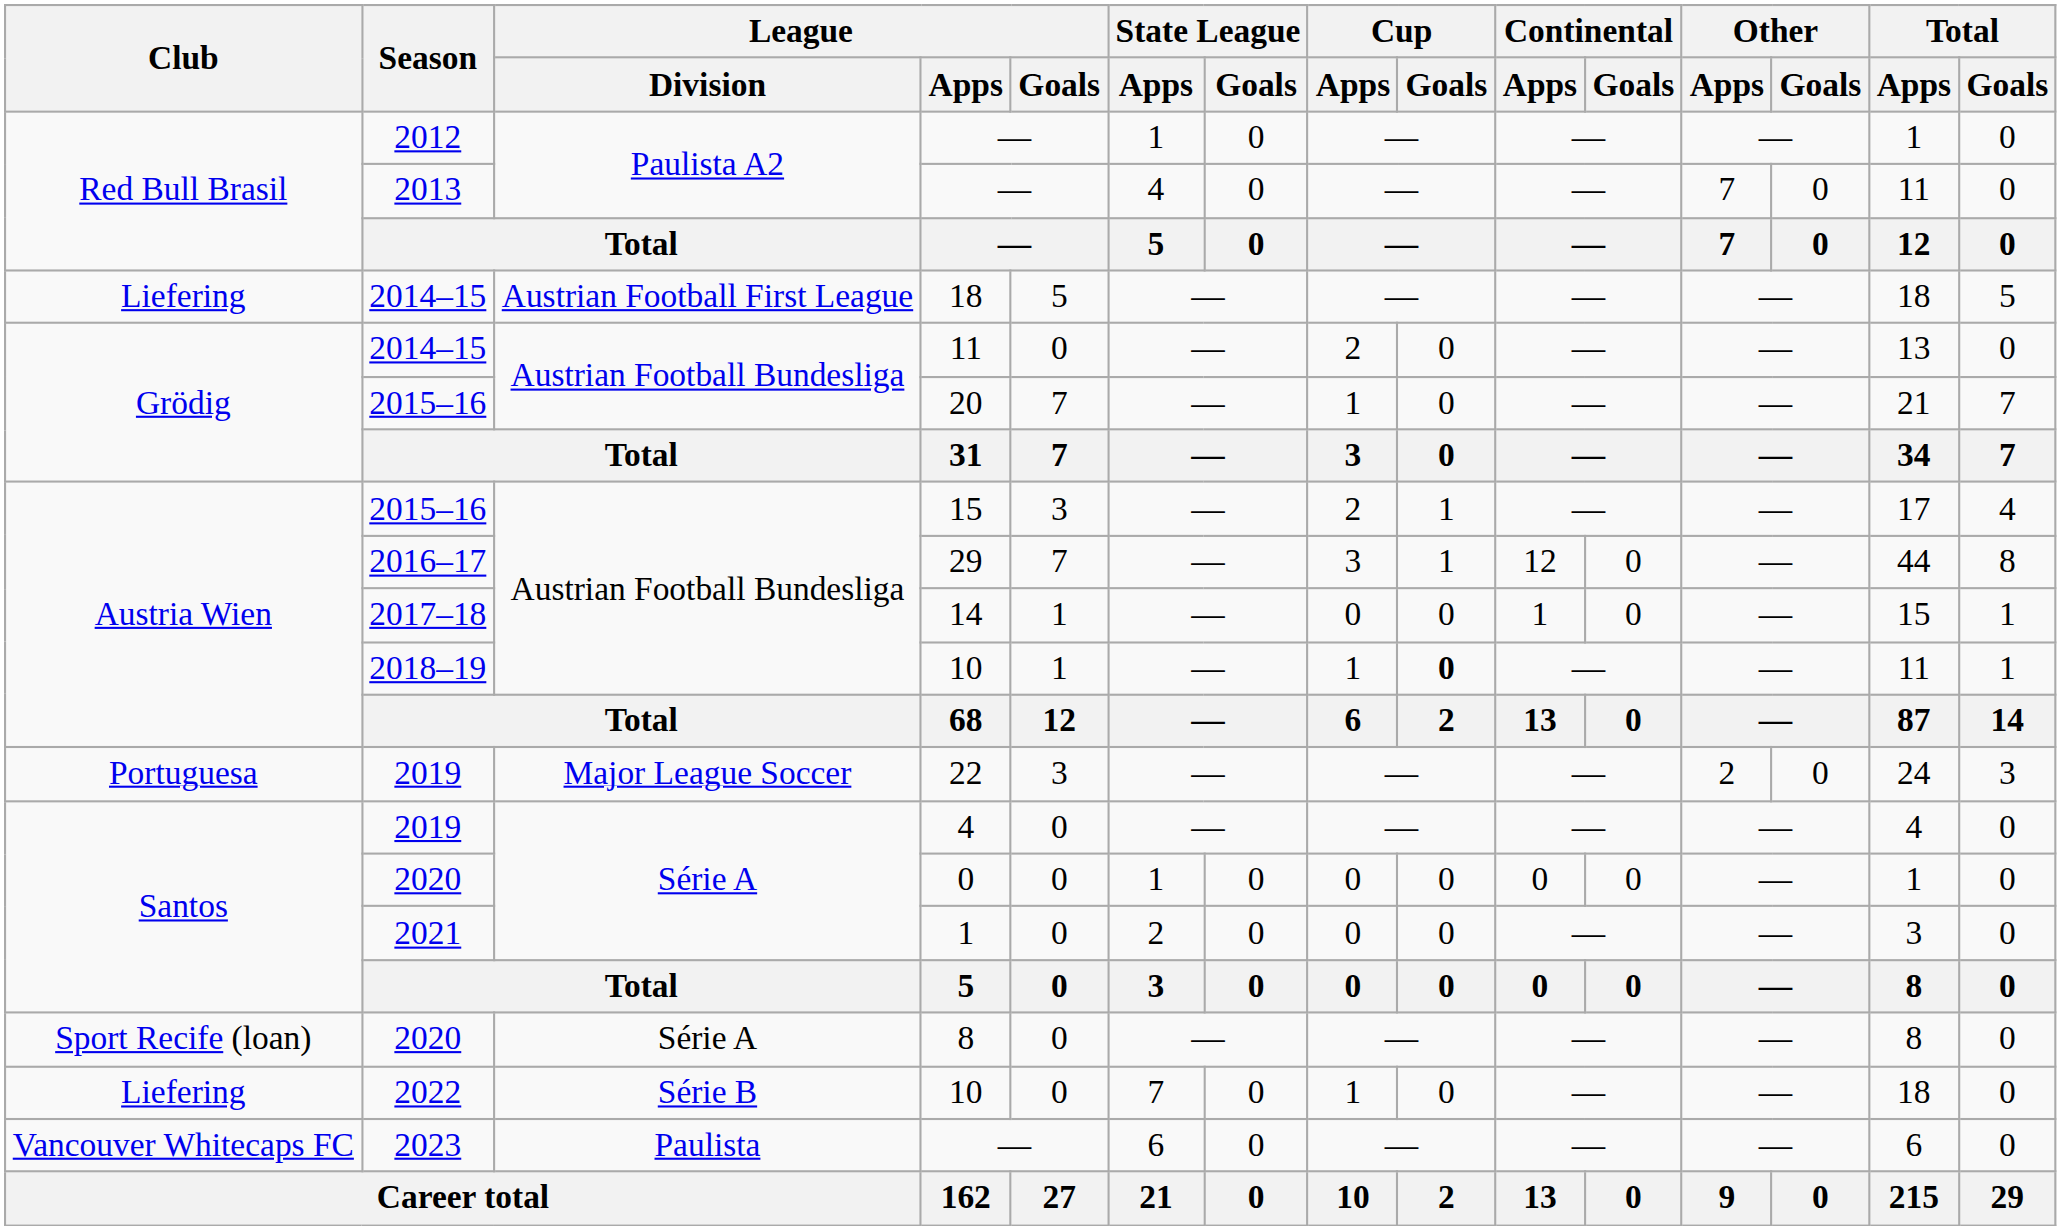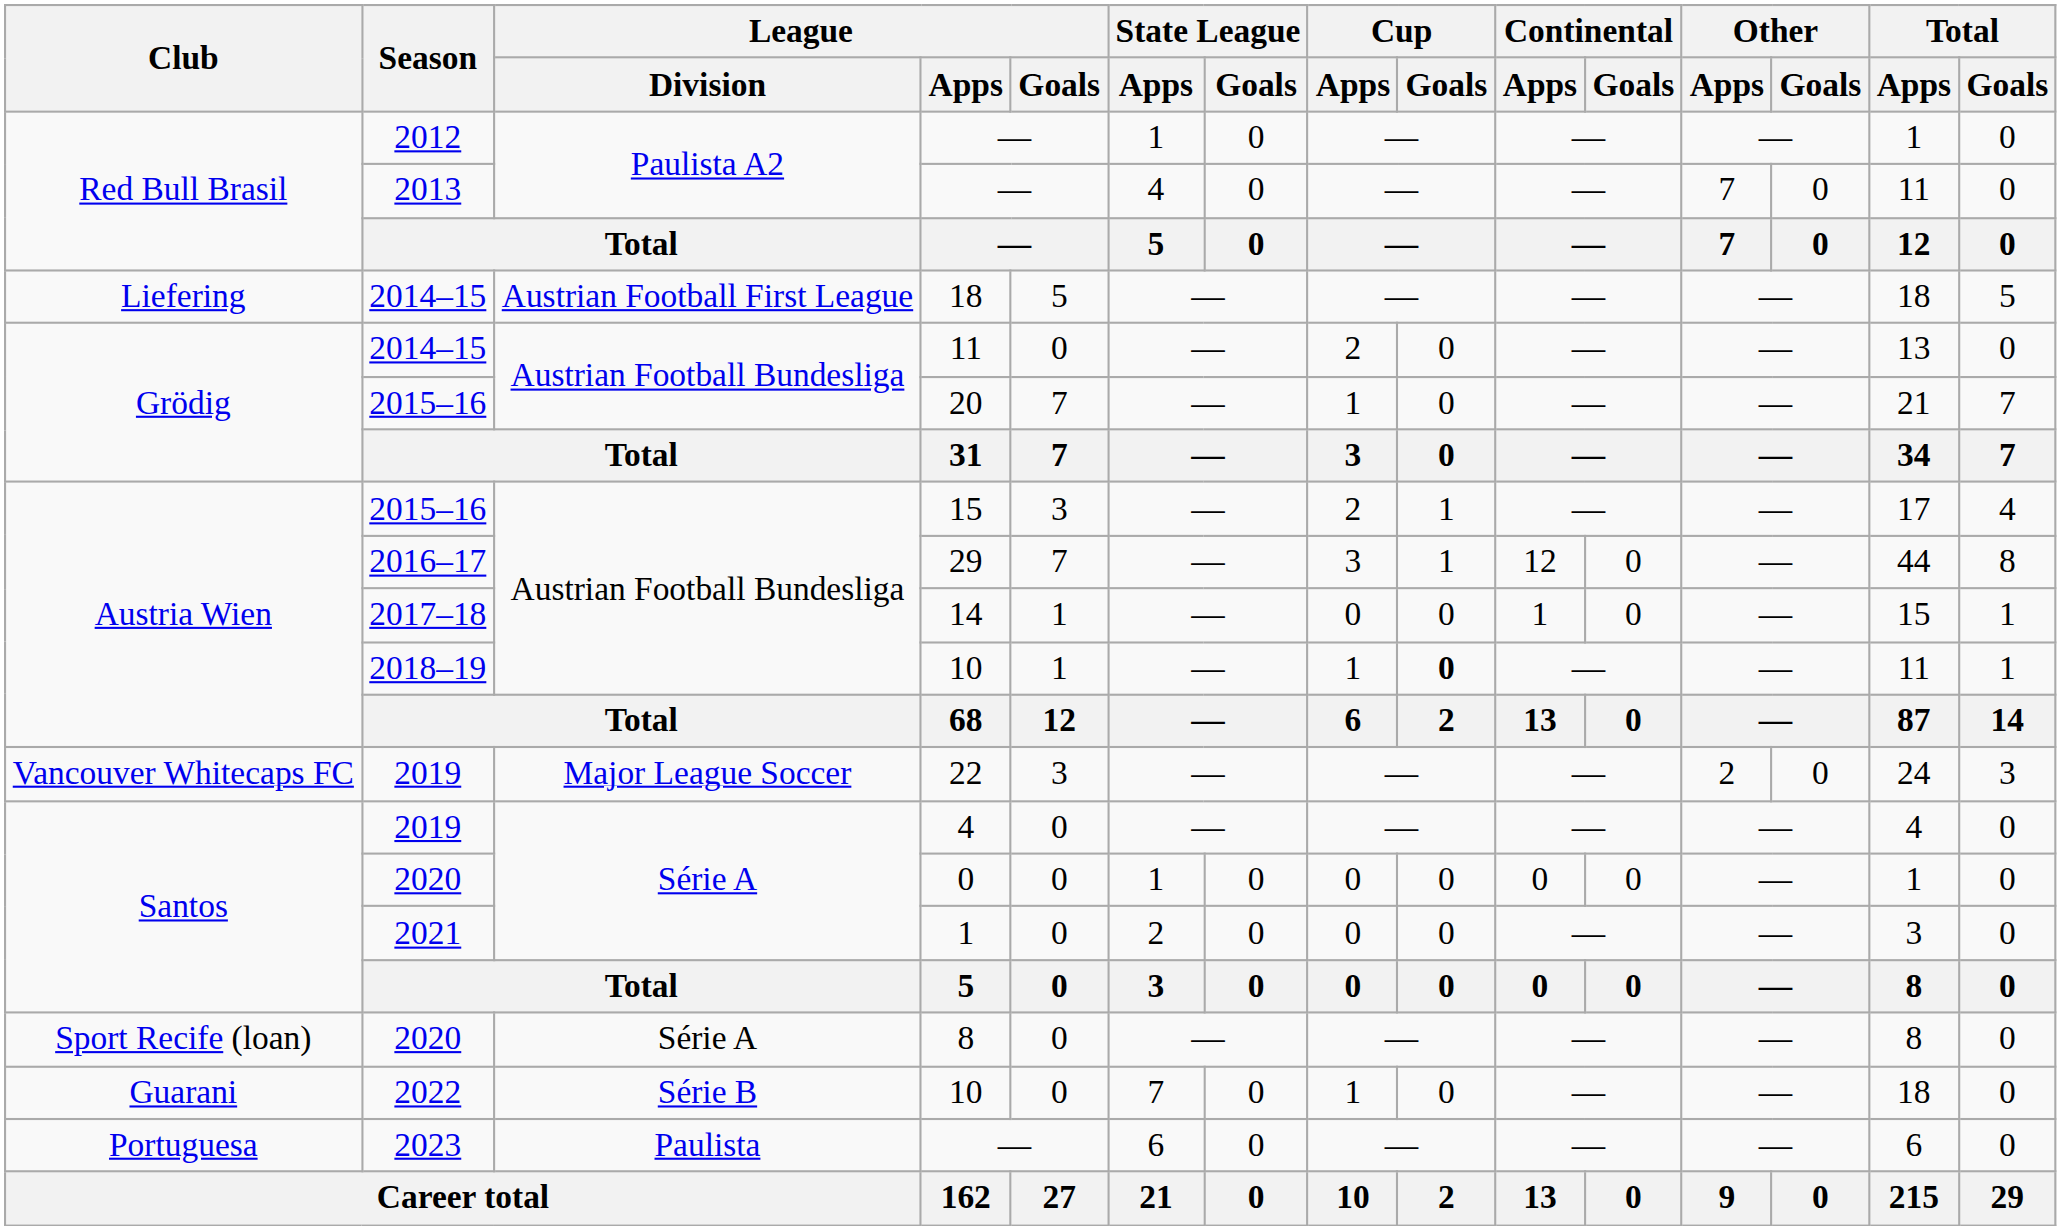(183, 773) Portuguesa -> (183, 773) Vancouver Whitecaps FC
(183, 1091) Liefering -> (183, 1091) Guarani
(183, 1144) Vancouver Whitecaps FC -> (183, 1144) Portuguesa
